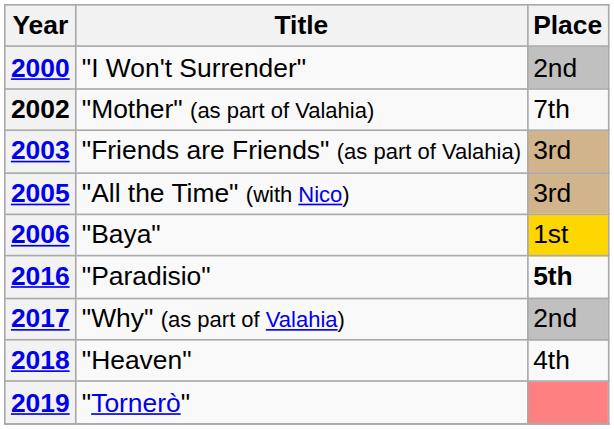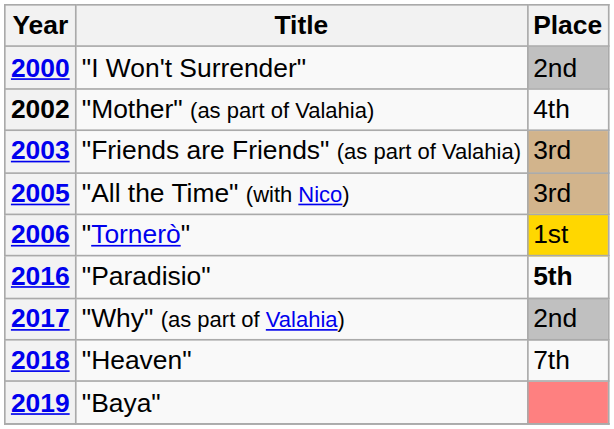(551, 109) 7th -> (551, 109) 4th
(121, 234) "Baya" -> (136, 234) "Tornerò"
(551, 360) 4th -> (551, 360) 7th
(136, 402) "Tornerò" -> (121, 402) "Baya"
